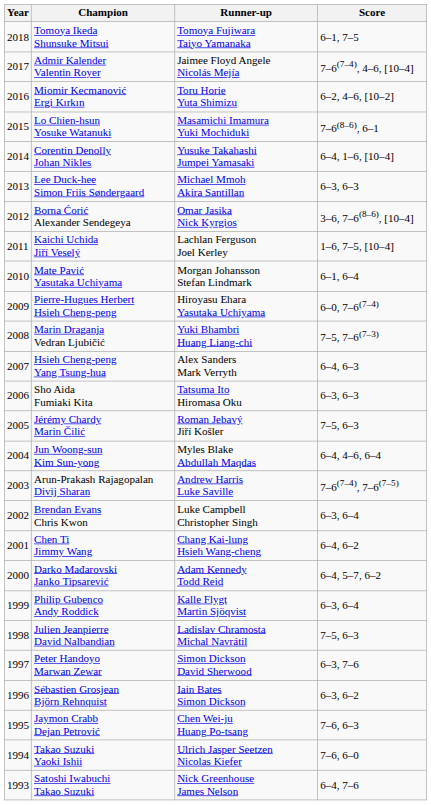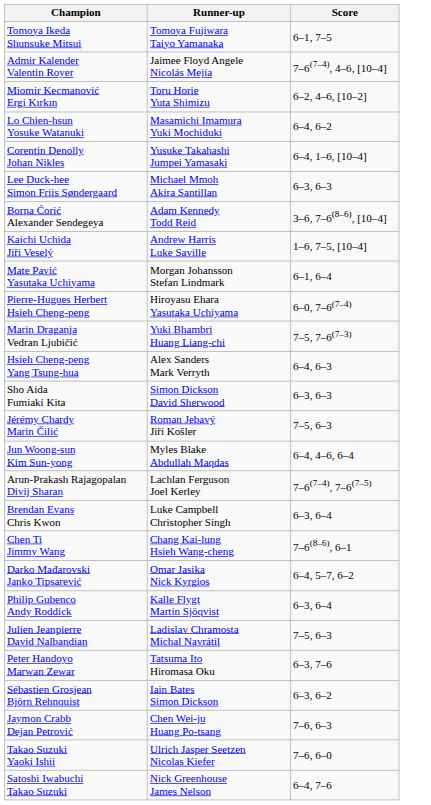- column: (18, 13)
(350, 126) 7–6(8–6), 6–1 -> (312, 126) 6–4, 6–2
(207, 216) Omar Jasika Nick Kyrgios -> (185, 216) Adam Kennedy Todd Reid
(217, 246) Lachlan Ferguson Joel Kerley -> (183, 246) Andrew Harris Luke Saville
(209, 396) Tatsuma Ito Hiromasa Oku -> (187, 396) Simon Dickson David Sherwood
(210, 485) Andrew Harris Luke Saville -> (190, 485) Lachlan Ferguson Joel Kerley
(340, 545) 6–4, 6–2 -> (322, 545) 7–6(8–6), 6–1
(212, 575) Adam Kennedy Todd Reid -> (180, 575) Omar Jasika Nick Kyrgios
(214, 665) Simon Dickson David Sherwood -> (182, 665) Tatsuma Ito Hiromasa Oku
